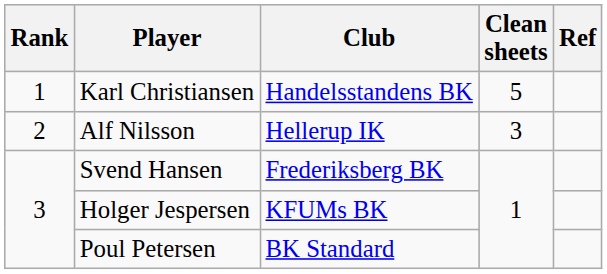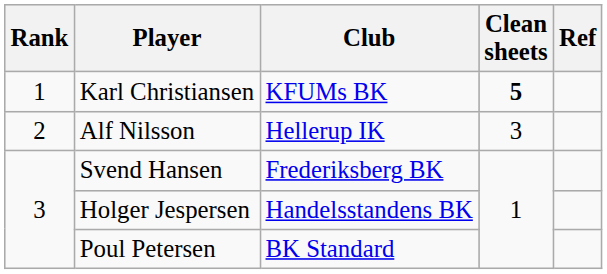(369, 91) Handelsstandens BK -> (326, 91) KFUMs BK
(516, 91) normal -> (516, 91) bold
(326, 209) KFUMs BK -> (369, 209) Handelsstandens BK
